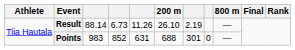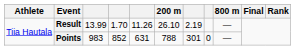(96, 25) 88.14 -> (96, 25) 13.99
(119, 25) 6.73 -> (119, 25) 1.70
(169, 39) 688 -> (169, 39) 788
